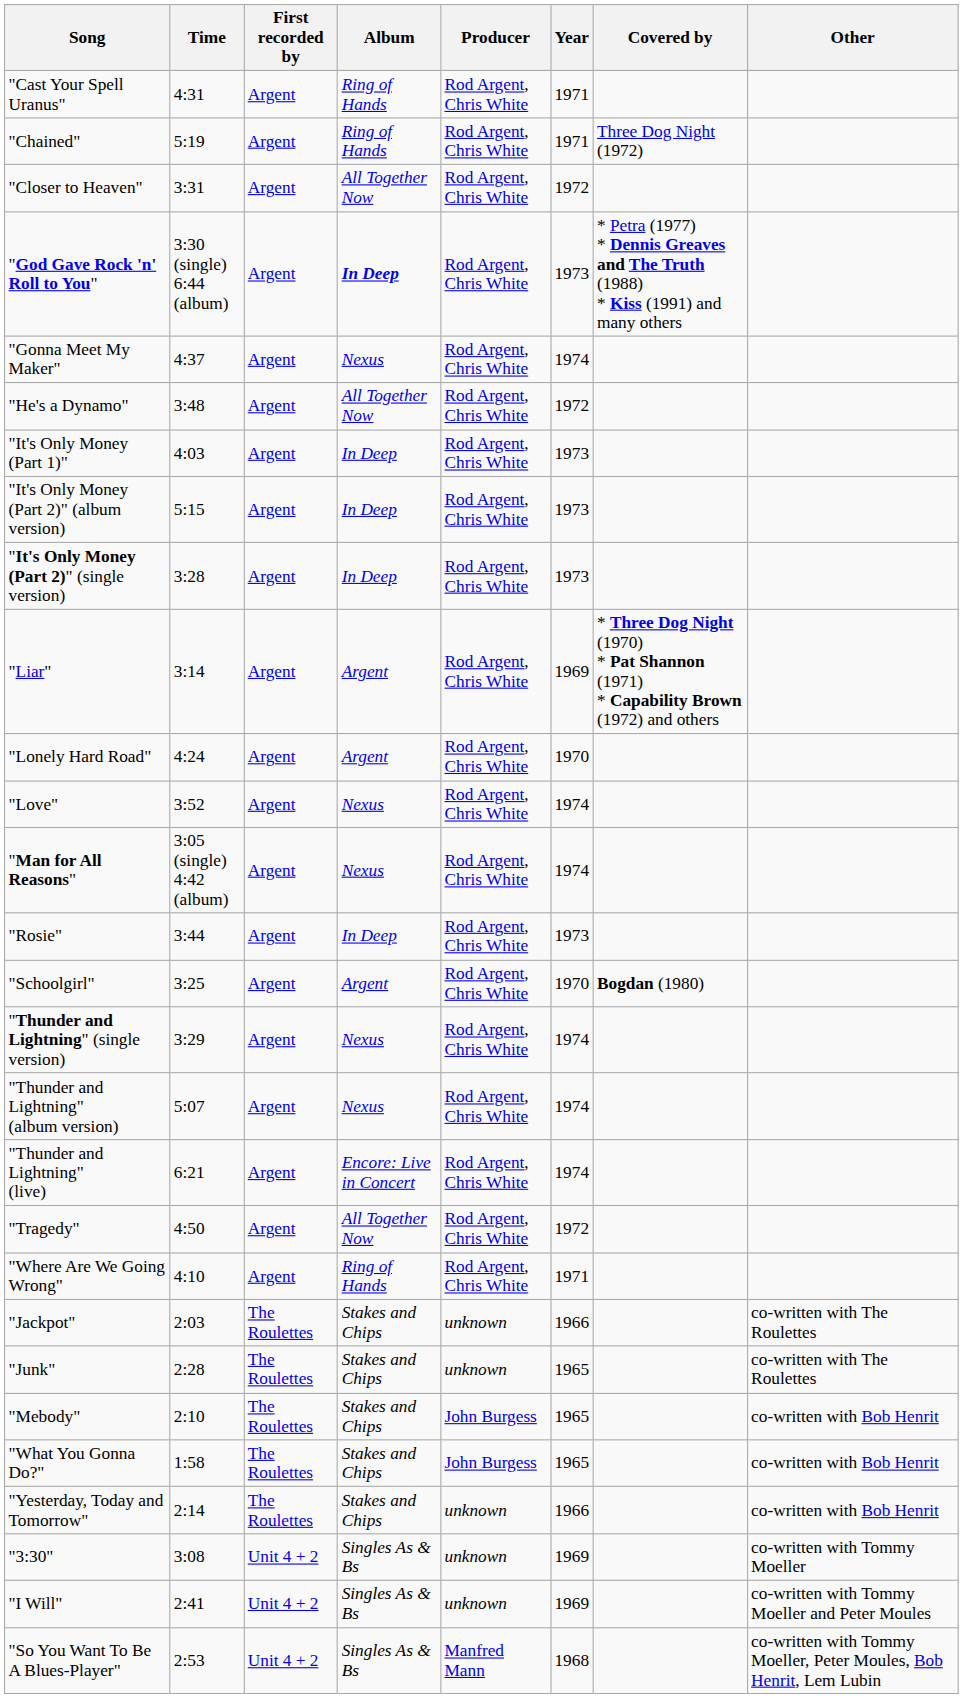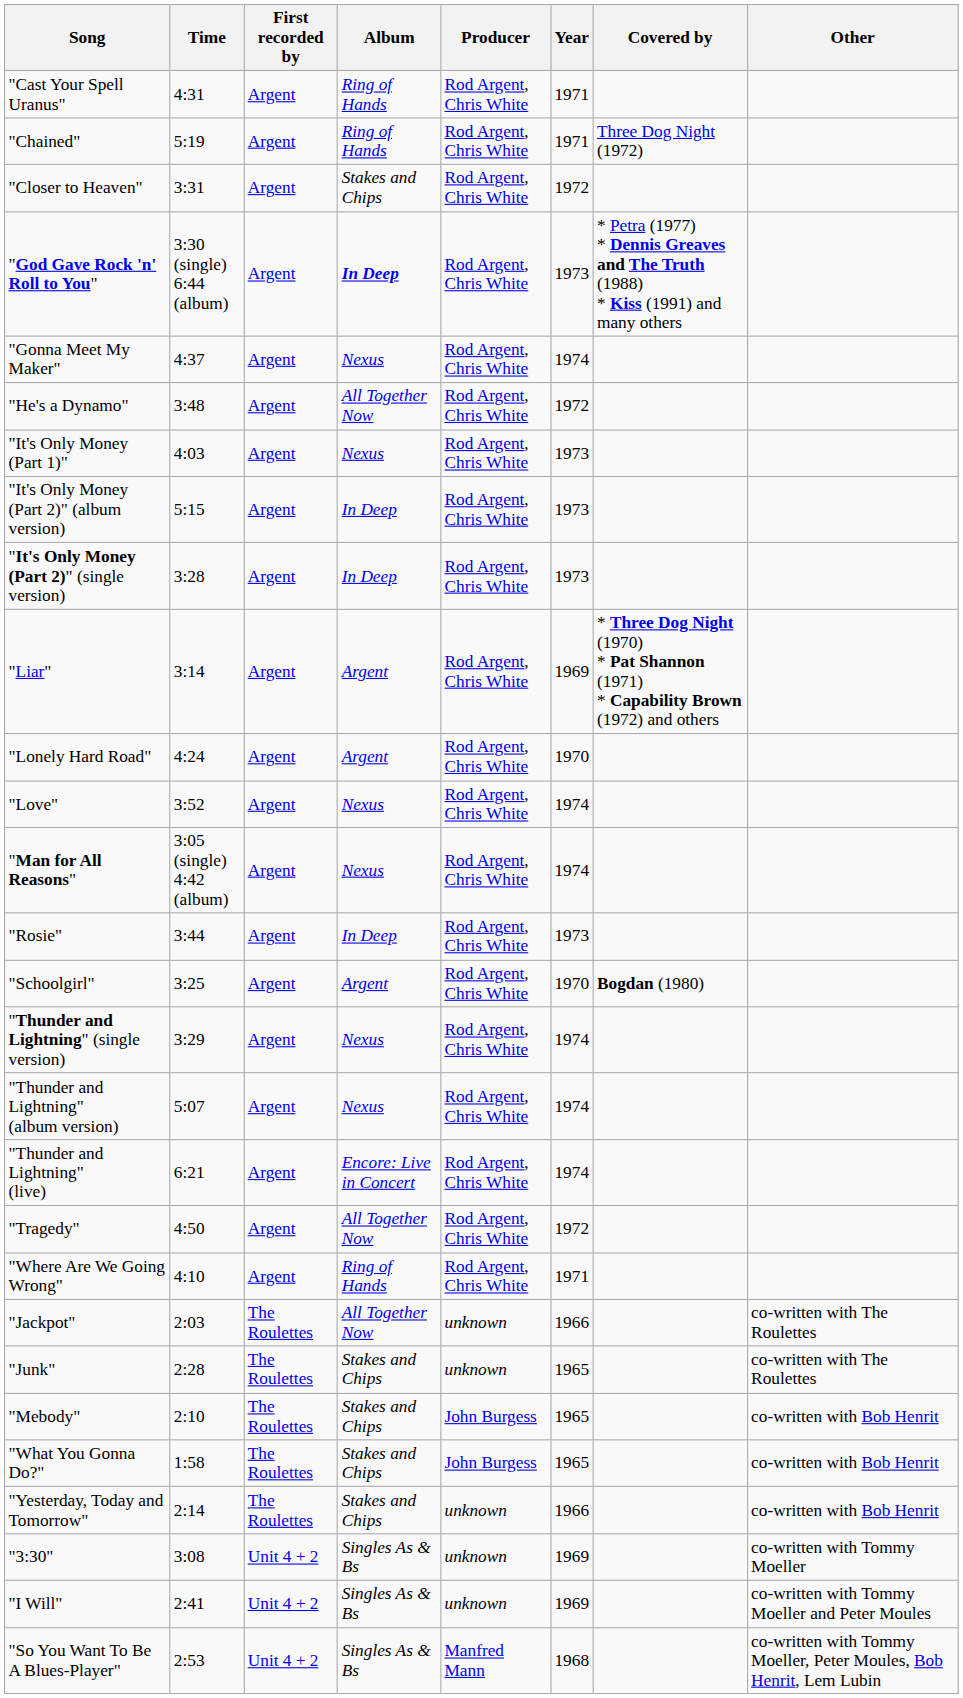(384, 187) All Together Now -> (379, 187) Stakes and Chips
(369, 453) In Deep -> (363, 453) Nexus
(379, 1322) Stakes and Chips -> (384, 1322) All Together Now
